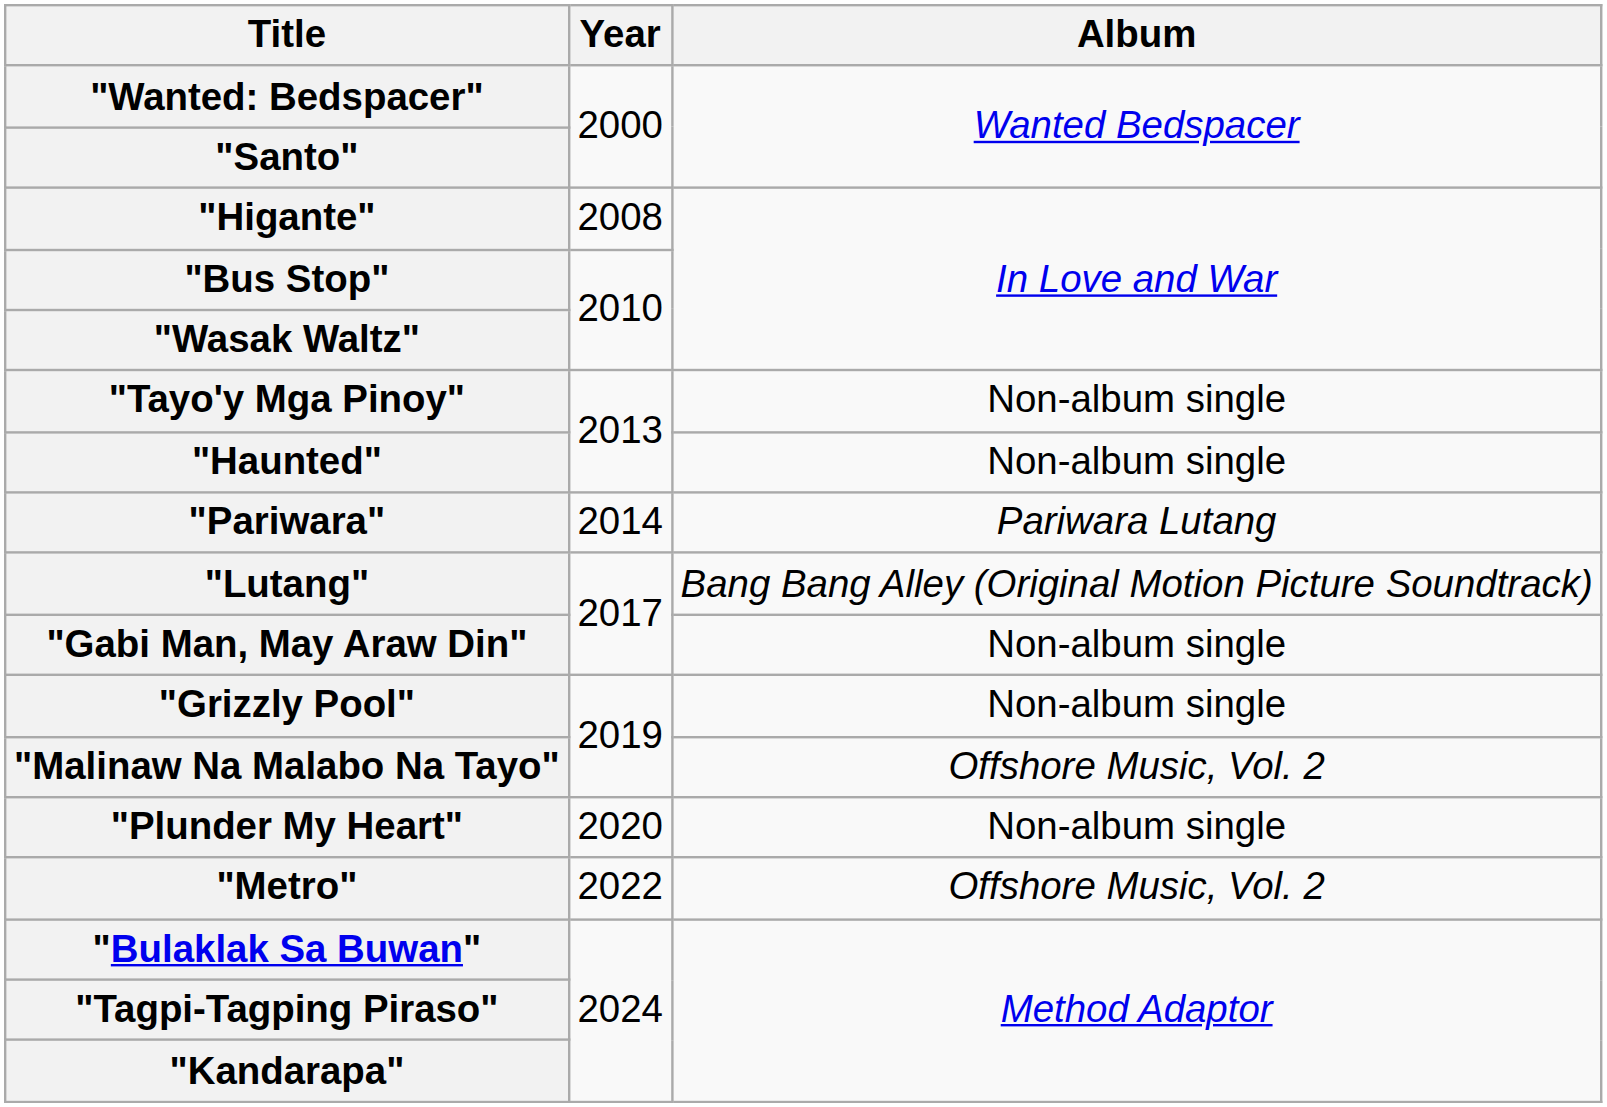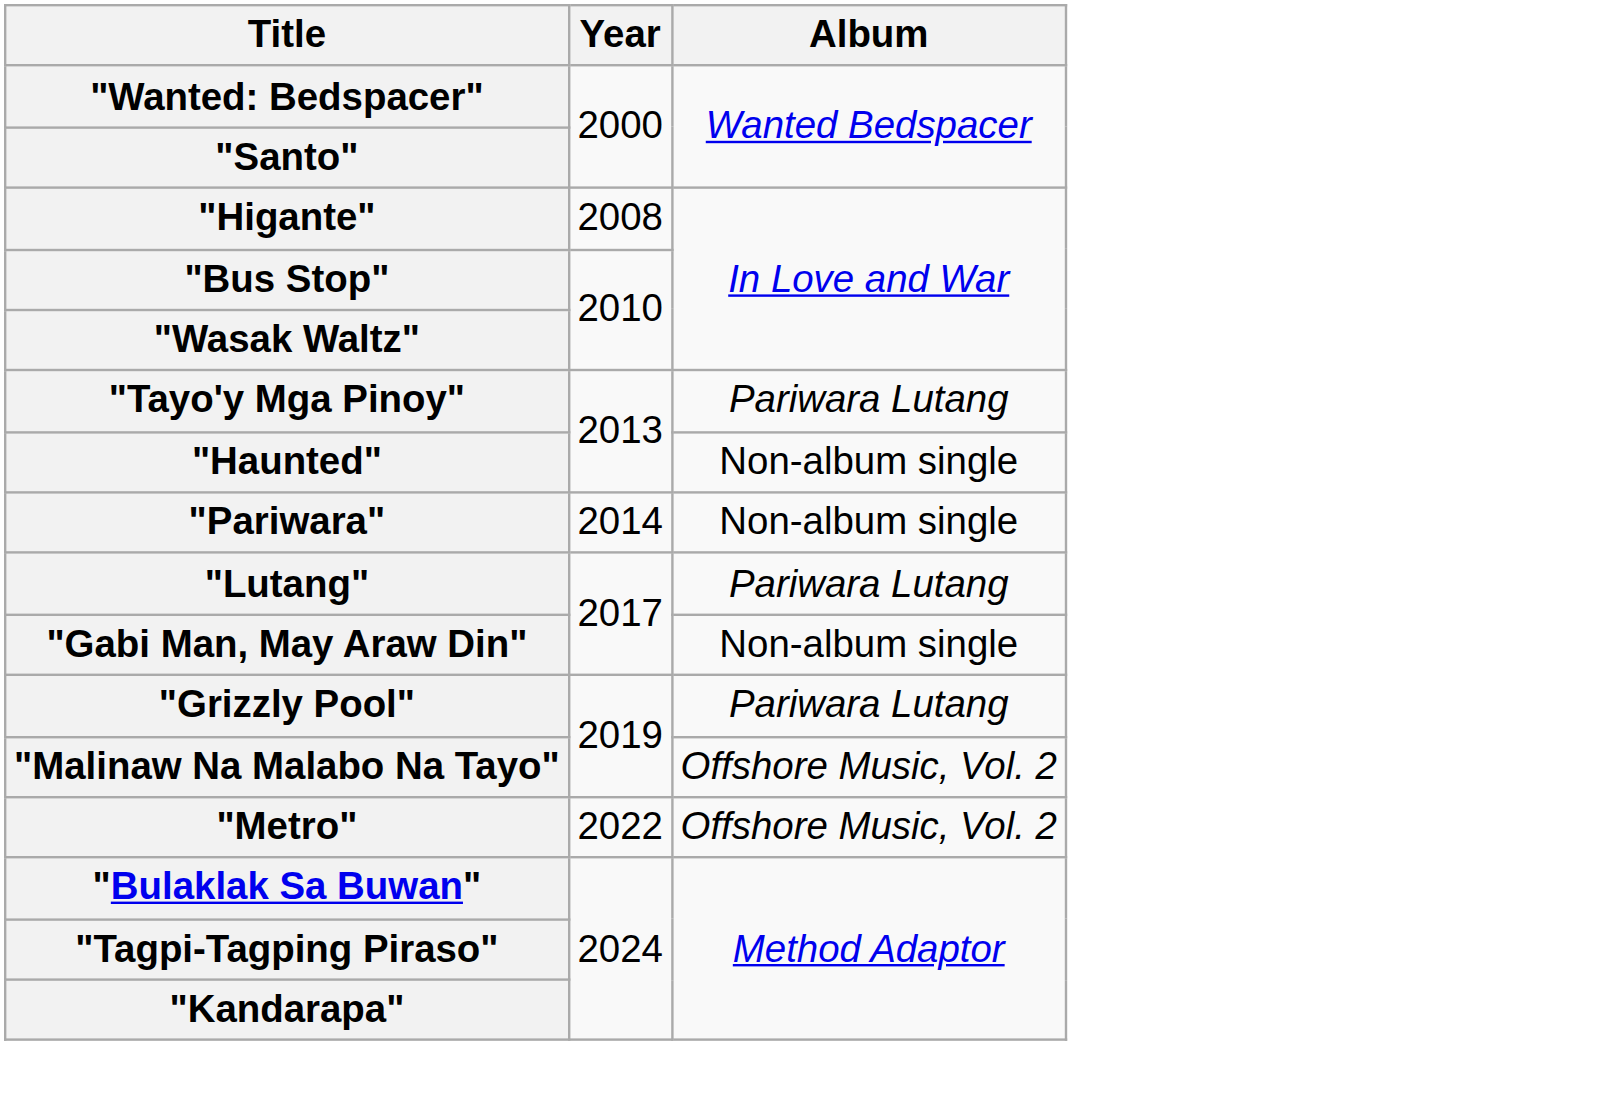(1137, 400) Non-album single -> (869, 400) Pariwara Lutang
(1137, 522) Pariwara Lutang -> (869, 522) Non-album single
(1137, 583) Bang Bang Alley (Original Motion Picture Soundtrack) -> (869, 583) Pariwara Lutang
(1137, 704) Non-album single -> (869, 704) Pariwara Lutang
- row: (287, 826)
